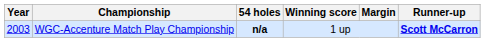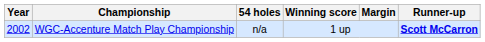(18, 29) 2003 -> (18, 29) 2002
(260, 29) bold -> (260, 29) normal
